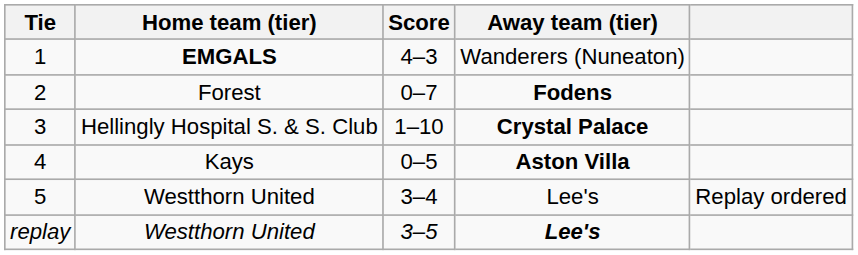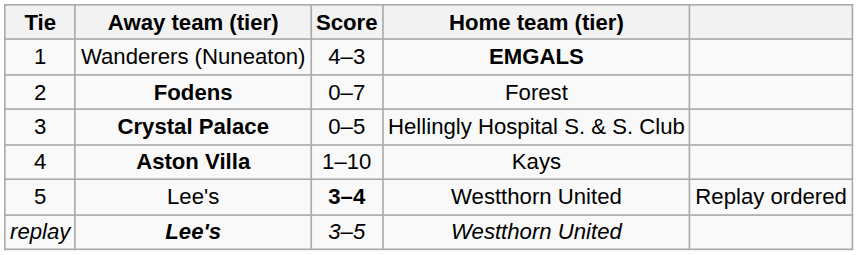columns swapped: (229, 22) <-> (573, 22)
(419, 127) 1–10 -> (347, 127) 0–5
(419, 162) 0–5 -> (347, 162) 1–10
(419, 197) normal -> (347, 197) bold
